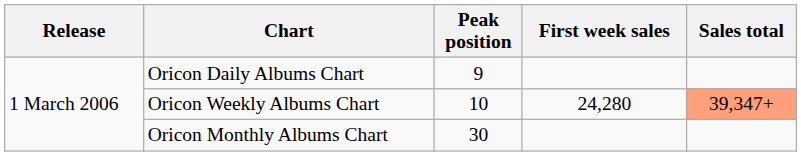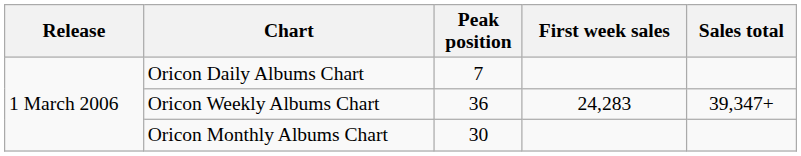(478, 72) 9 -> (478, 72) 7
(478, 103) 10 -> (478, 103) 36
(604, 103) 24,280 -> (604, 103) 24,283
(741, 103) lightsalmon background -> (741, 103) no background
